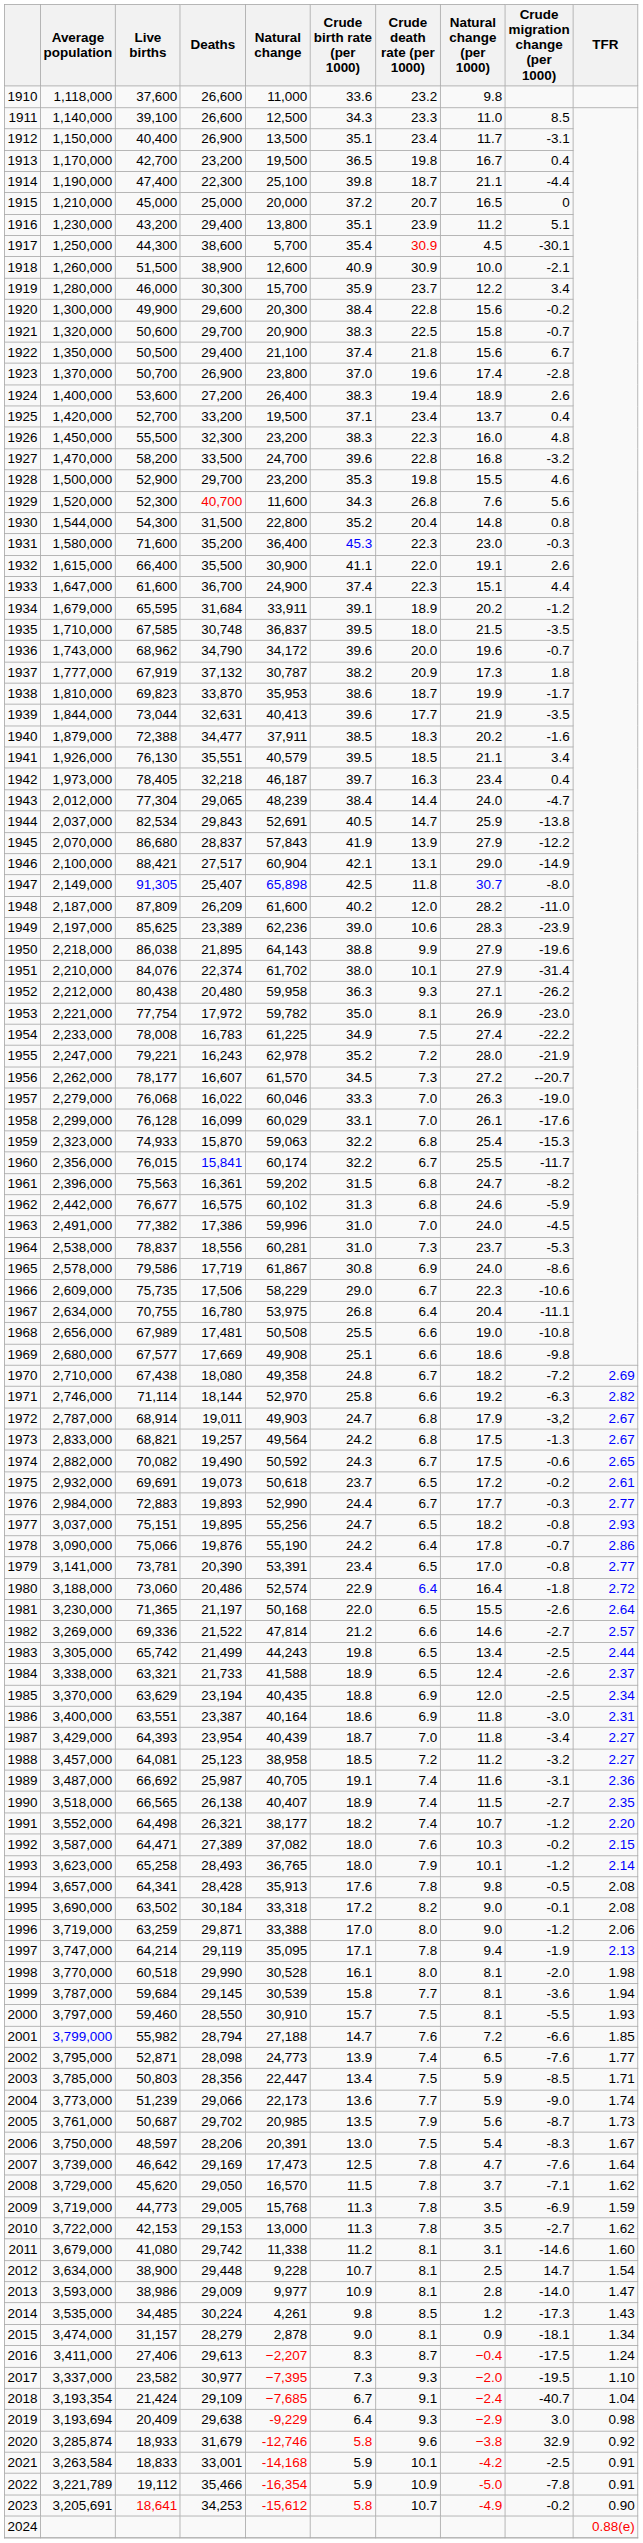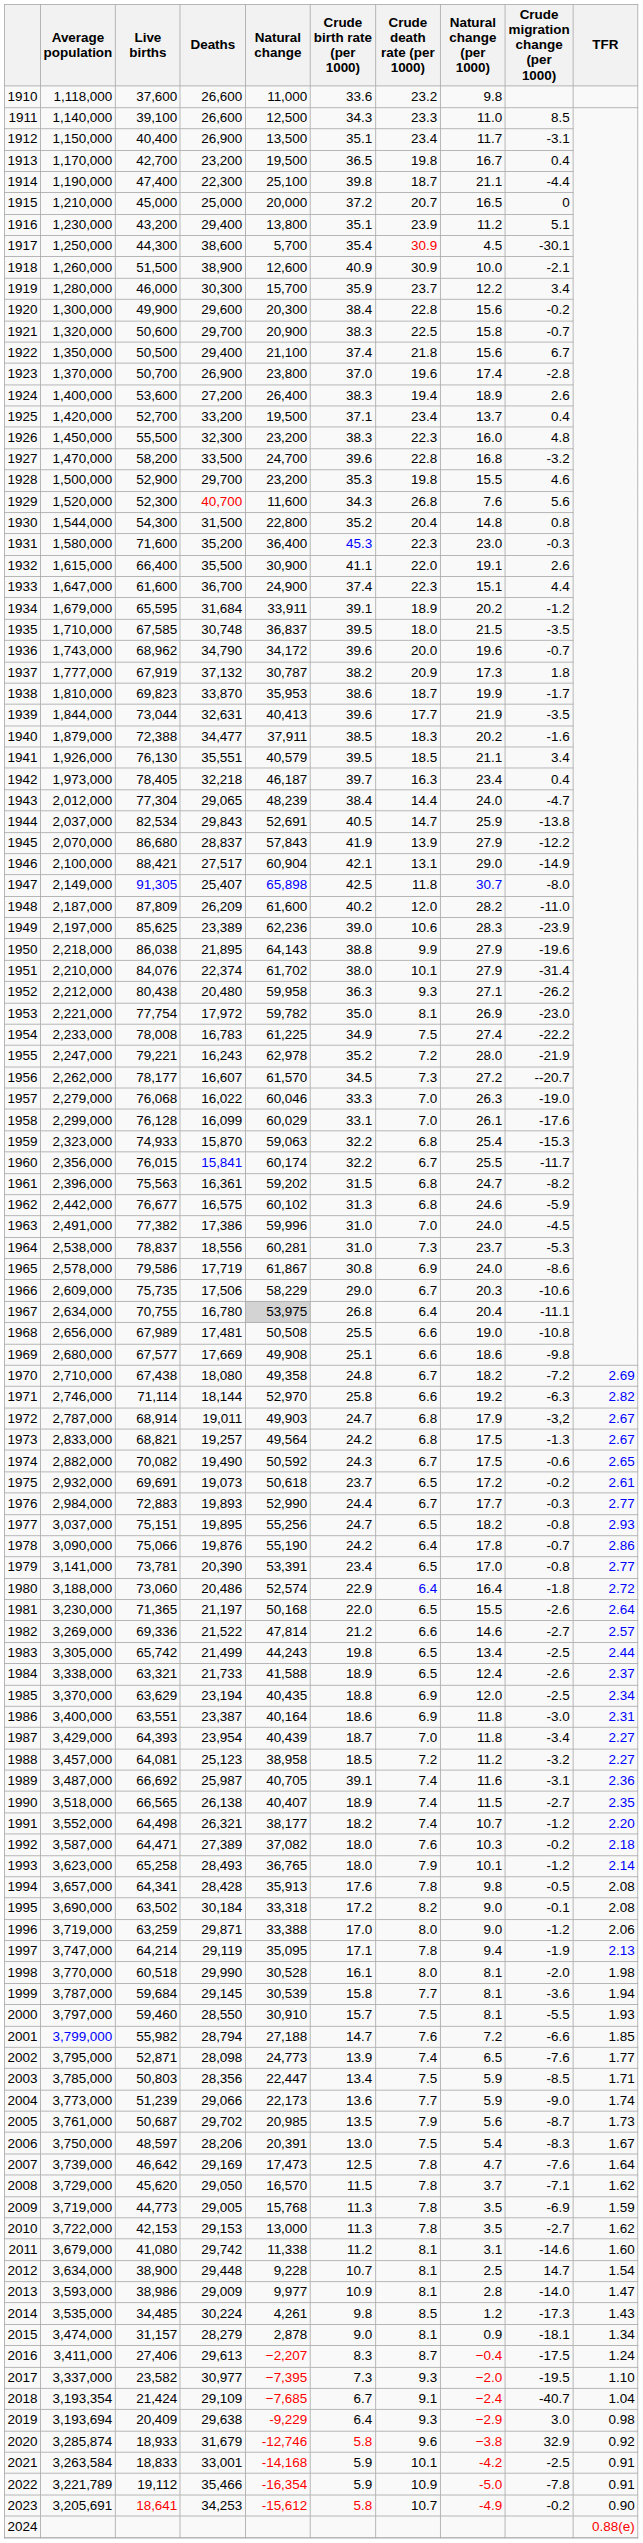(489, 1290) 22.3 -> (489, 1290) 20.3
(287, 1311) no background -> (287, 1311) lightgrey background
(359, 1780) 19.1 -> (359, 1780) 39.1
(622, 1844) 2.15 -> (622, 1844) 2.18
